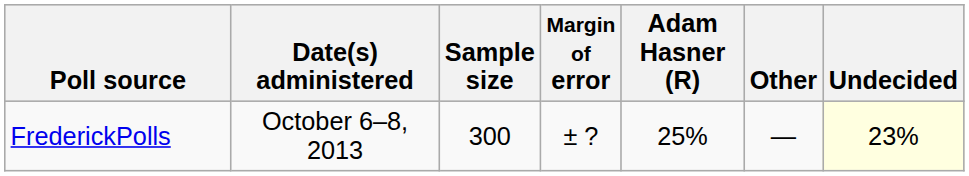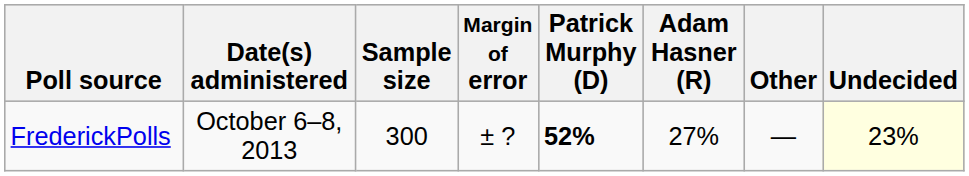+ column: (591, 52)
(683, 135) 25% -> (694, 135) 27%
